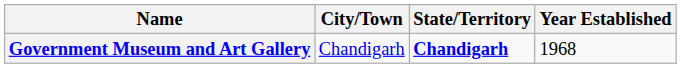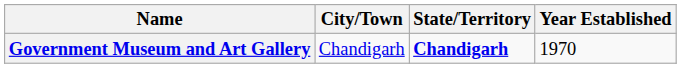(558, 48) 1968 -> (558, 48) 1970
